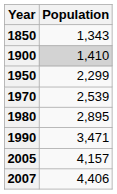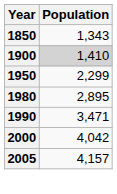- row: (22, 96)
+ row: (22, 138)
- row: (22, 179)
